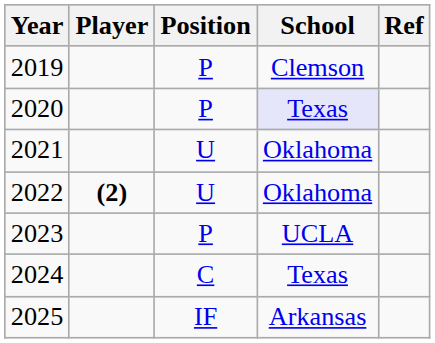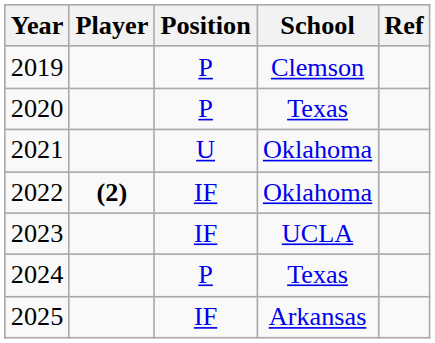(318, 108) lavender background -> (318, 108) no background
(206, 191) U -> (206, 191) IF
(206, 233) P -> (206, 233) IF
(206, 274) C -> (206, 274) P
